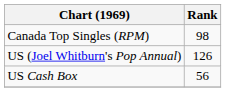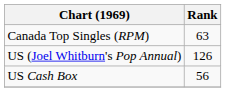(202, 35) 98 -> (202, 35) 63
